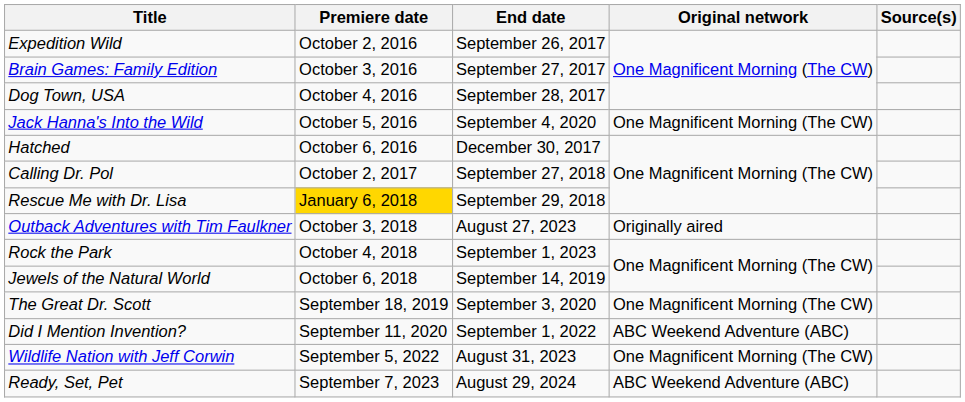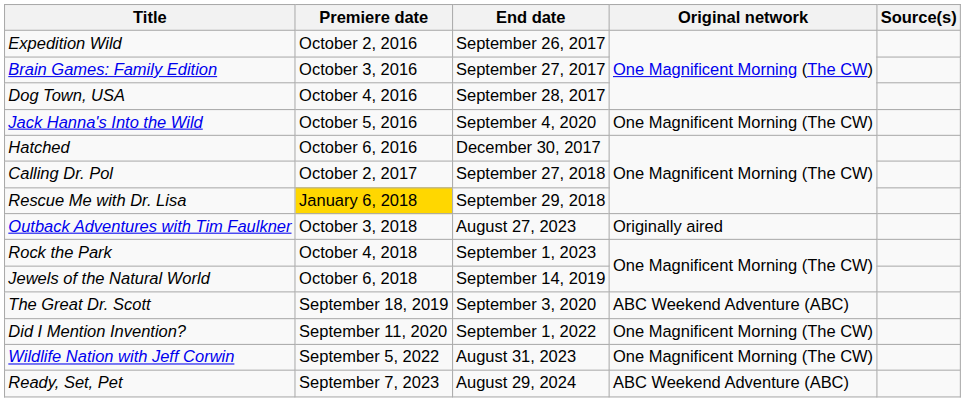(743, 305) One Magnificent Morning (The CW) -> (731, 305) ABC Weekend Adventure (ABC)
(731, 331) ABC Weekend Adventure (ABC) -> (743, 331) One Magnificent Morning (The CW)
